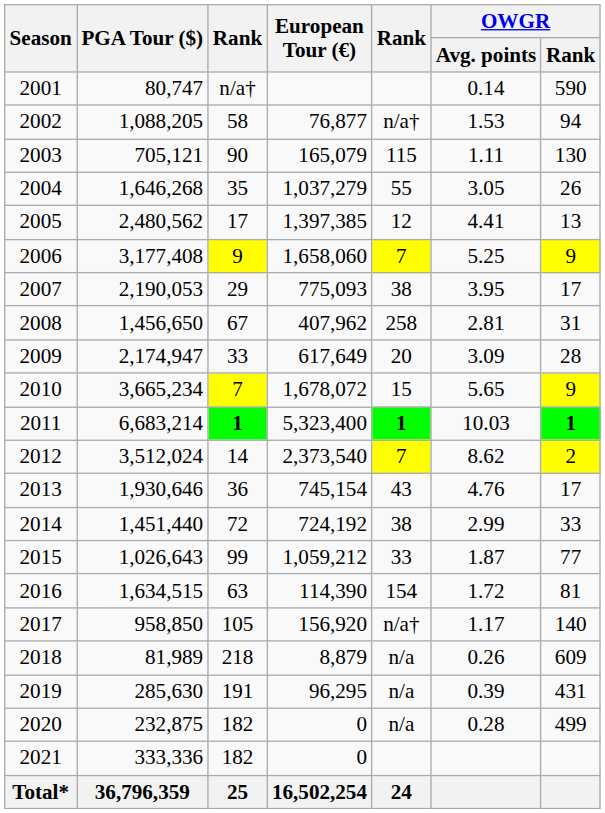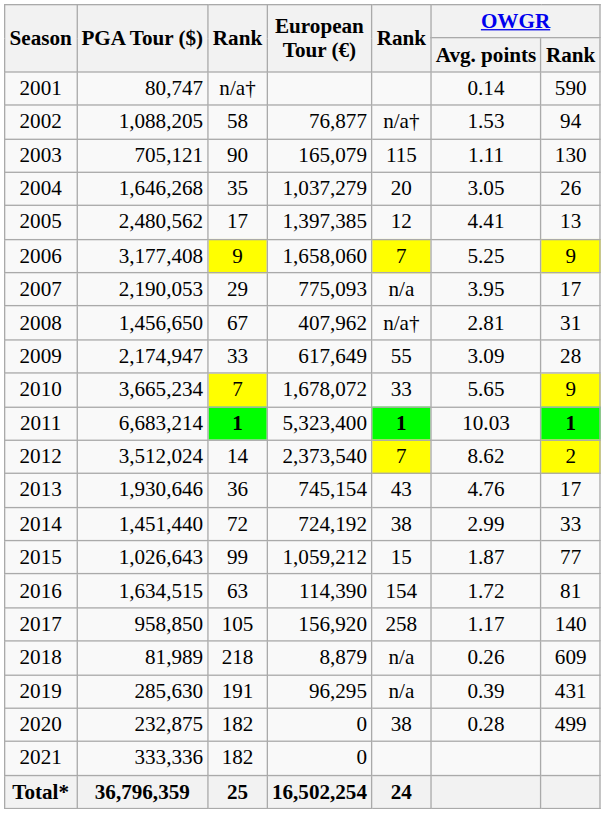(401, 188) 55 -> (401, 188) 20
(401, 289) 38 -> (401, 289) n/a
(401, 322) 258 -> (401, 322) n/a†
(401, 356) 20 -> (401, 356) 55
(401, 389) 15 -> (401, 389) 33
(401, 557) 33 -> (401, 557) 15
(401, 624) n/a† -> (401, 624) 258
(401, 724) n/a -> (401, 724) 38
